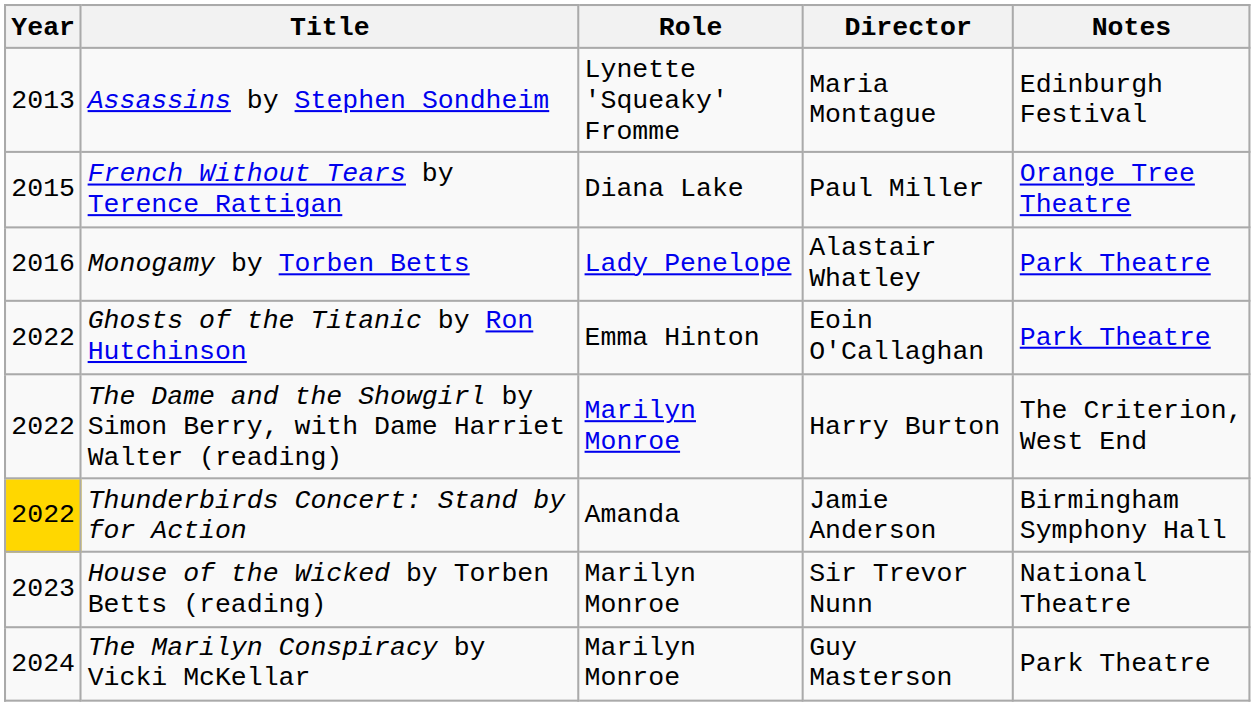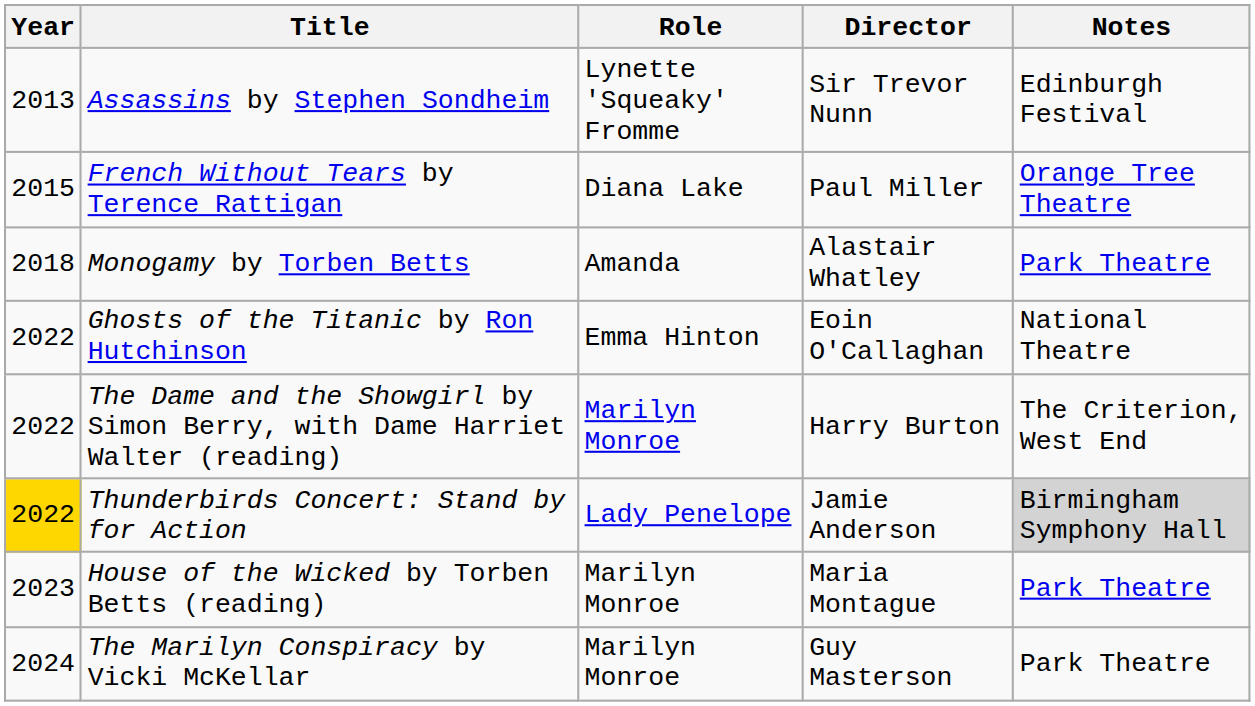(873, 100) Maria Montague -> (889, 100) Sir Trevor Nunn
(43, 263) 2016 -> (43, 263) 2018
(688, 263) Lady Penelope -> (632, 263) Amanda
(1115, 337) Park Theatre -> (1083, 337) National Theatre
(632, 515) Amanda -> (688, 515) Lady Penelope
(1123, 515) no background -> (1123, 515) lightgrey background
(889, 589) Sir Trevor Nunn -> (873, 589) Maria Montague
(1083, 589) National Theatre -> (1115, 589) Park Theatre
